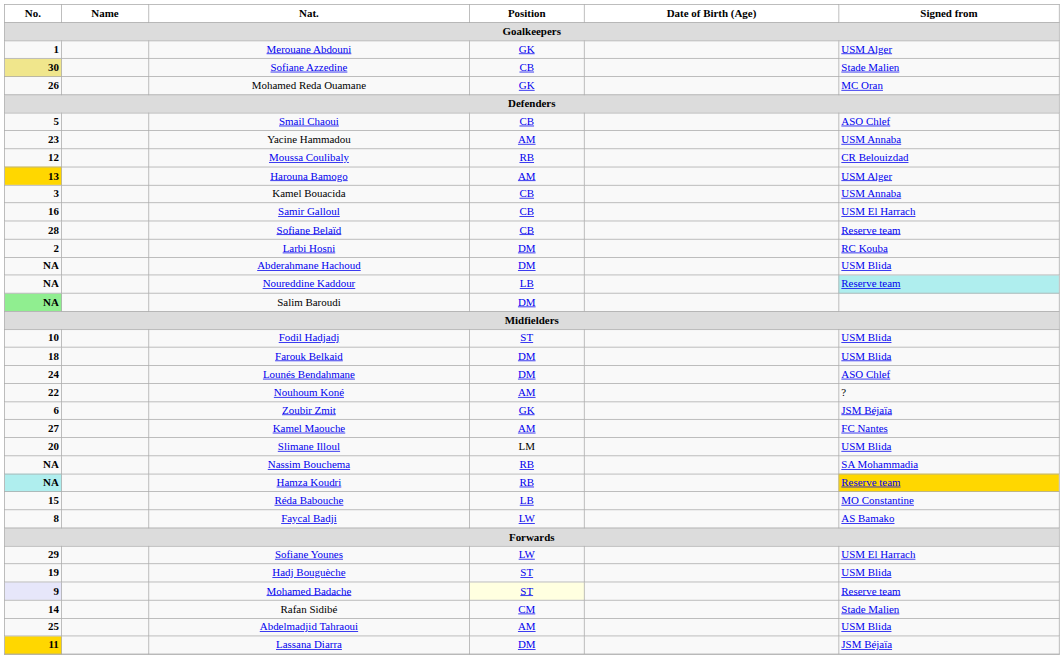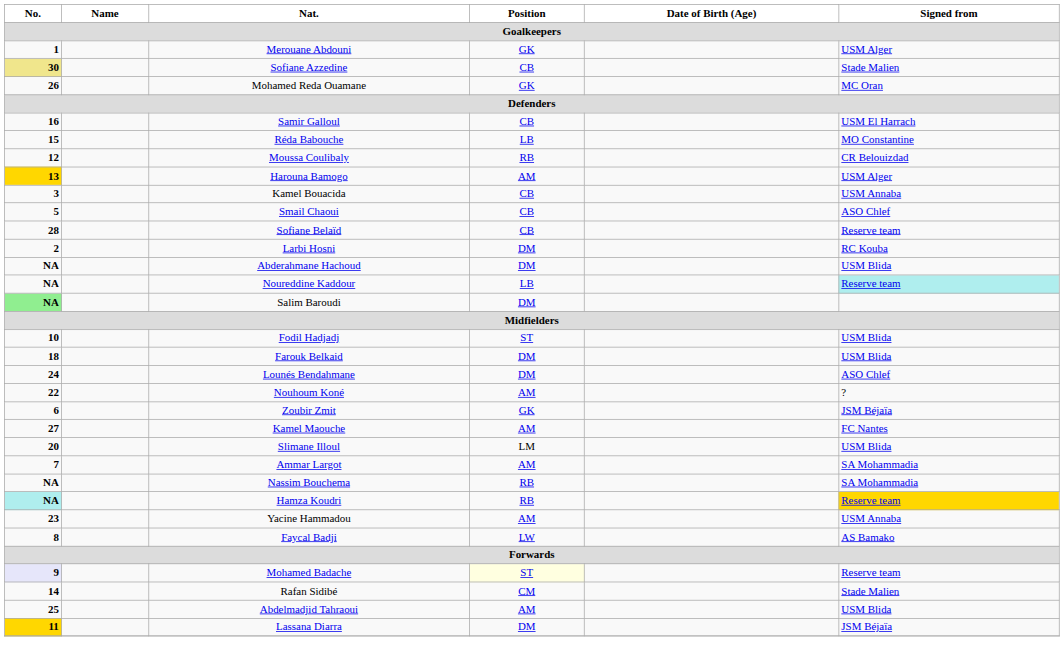rows swapped: (309, 122) <-> (309, 212)
rows swapped: (309, 501) <-> (309, 140)
+ row: (309, 465)
- row: (309, 555)
- row: (309, 573)
